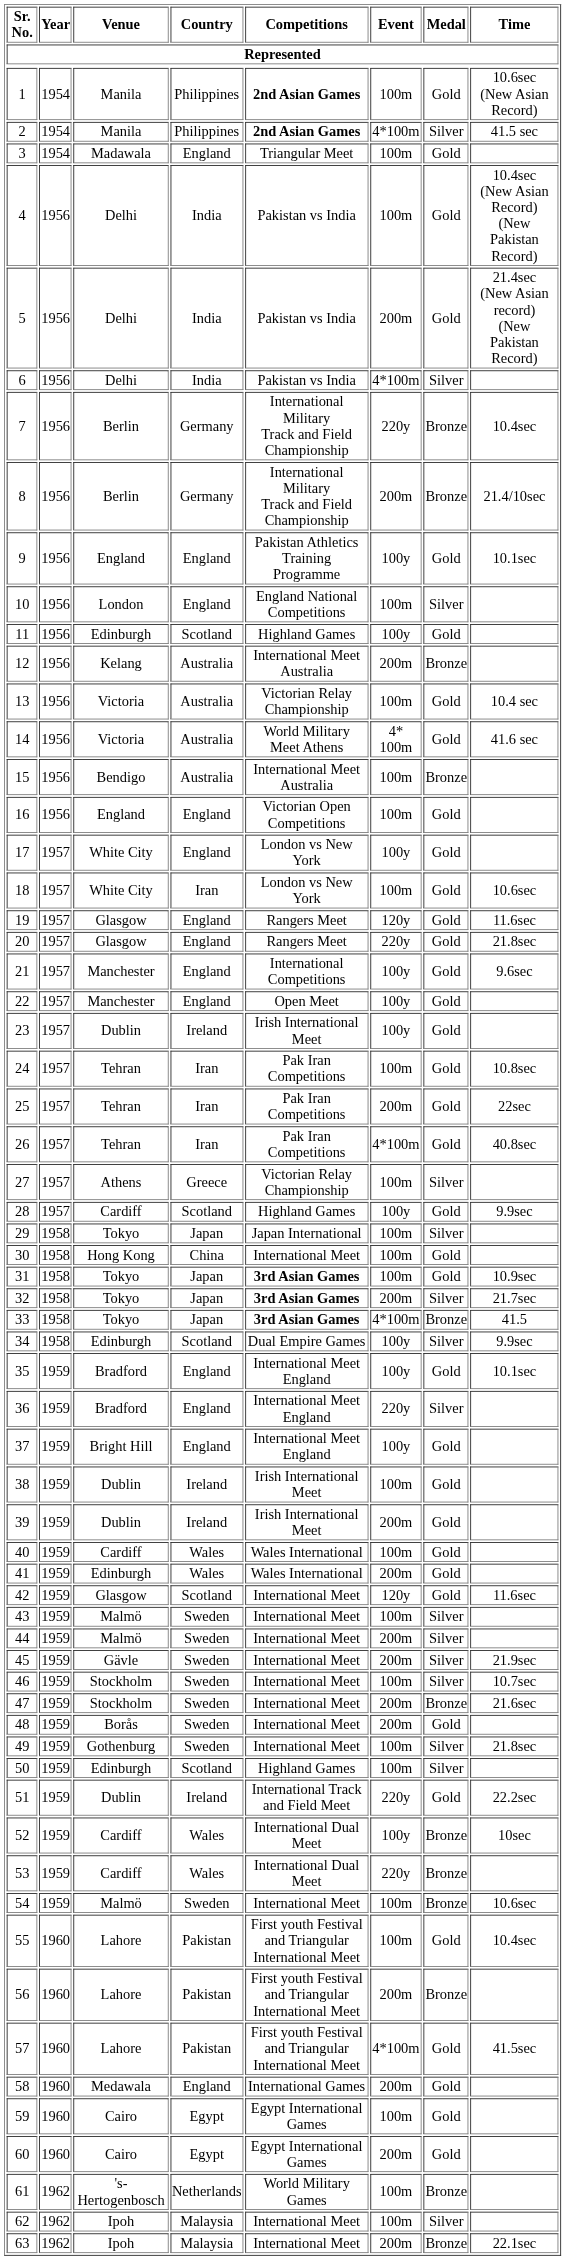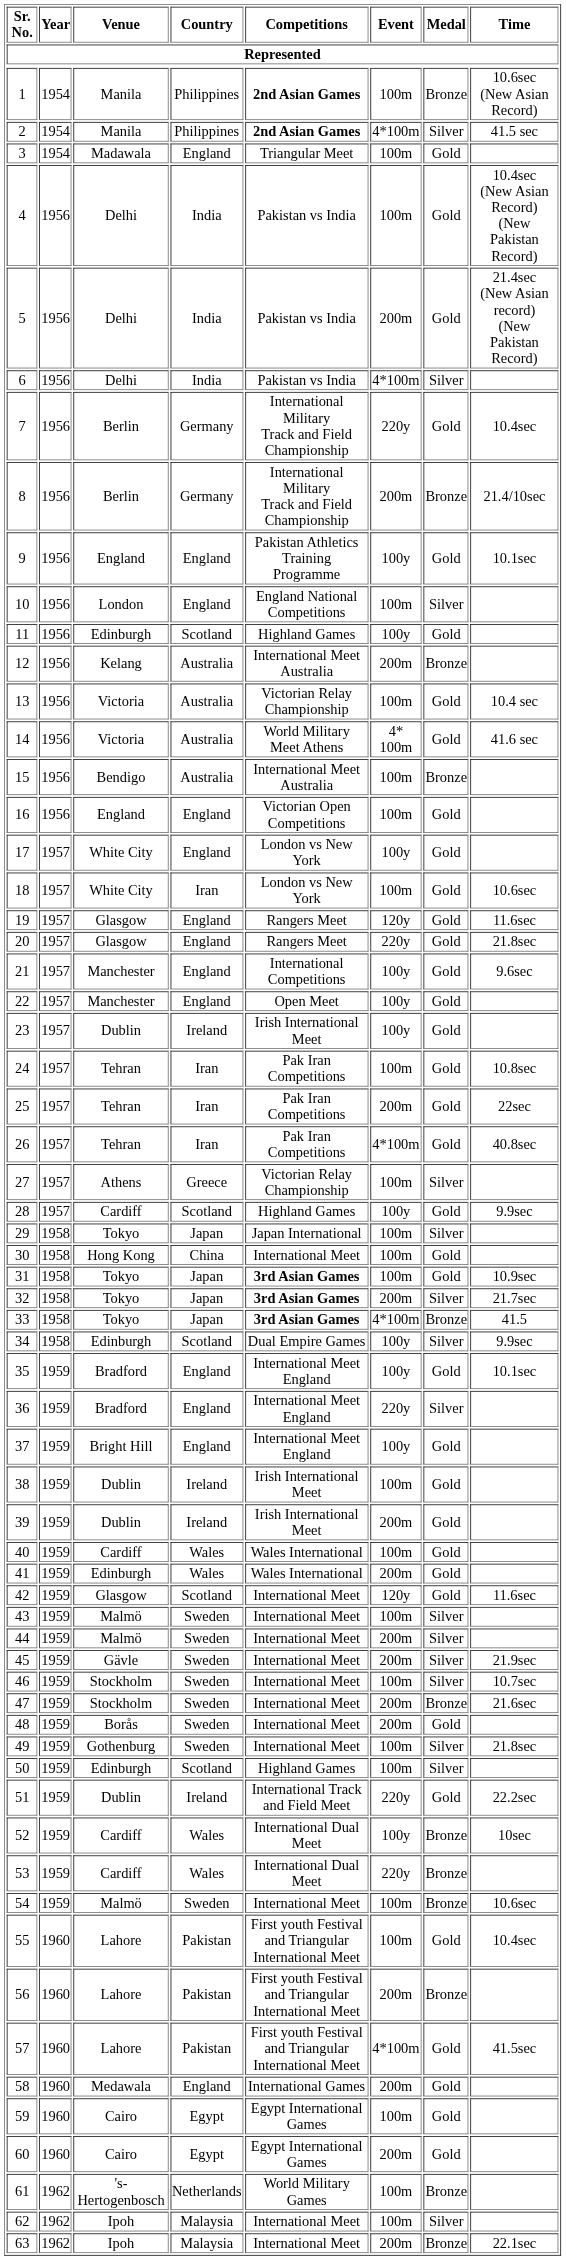(446, 94) Gold -> (446, 94) Bronze
(446, 426) Bronze -> (446, 426) Gold
